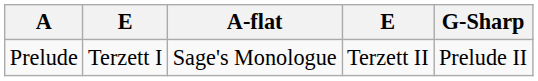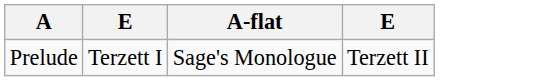- column: (483, 22)
